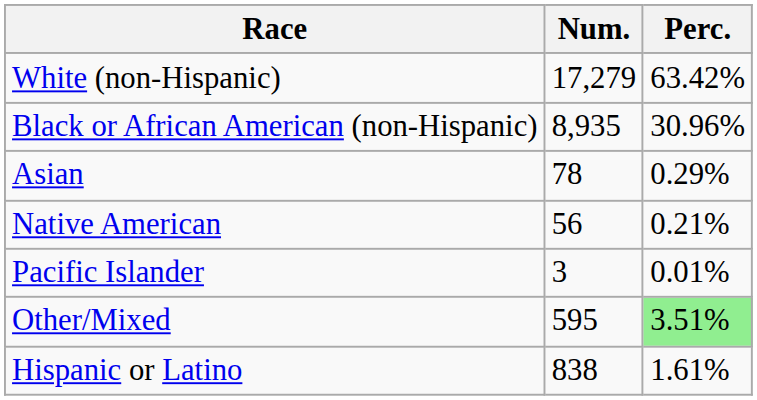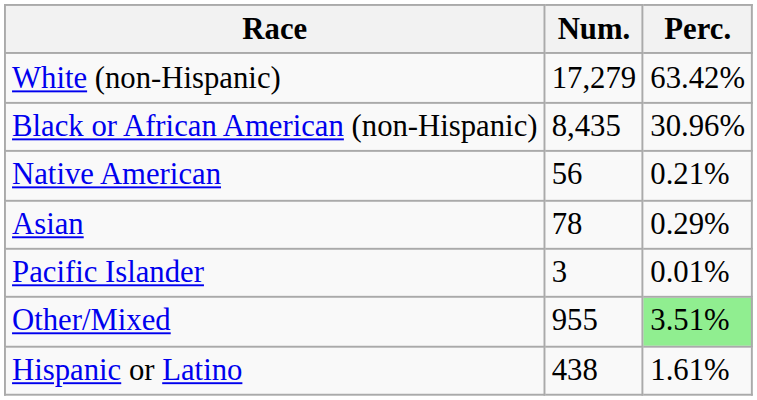(586, 126) 8,935 -> (586, 126) 8,435
rows swapped: (117, 223) <-> (48, 175)
(575, 321) 595 -> (575, 321) 955
(575, 369) 838 -> (575, 369) 438
